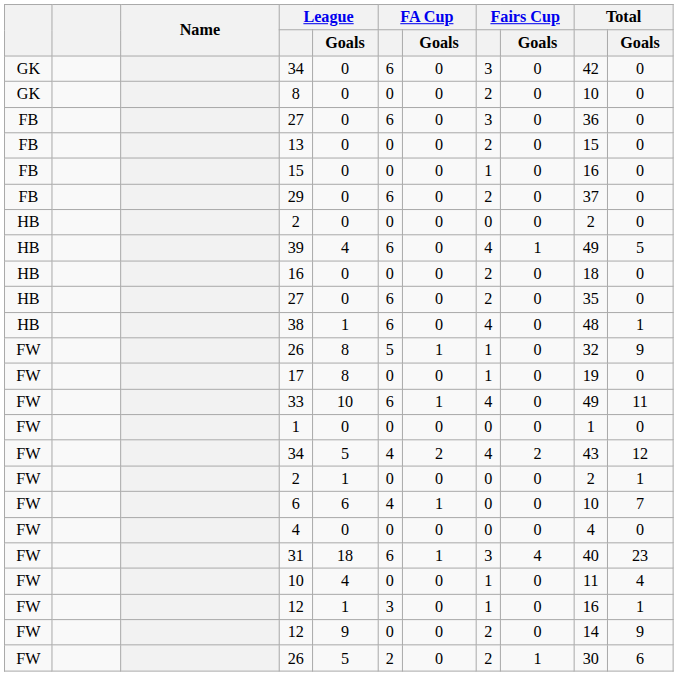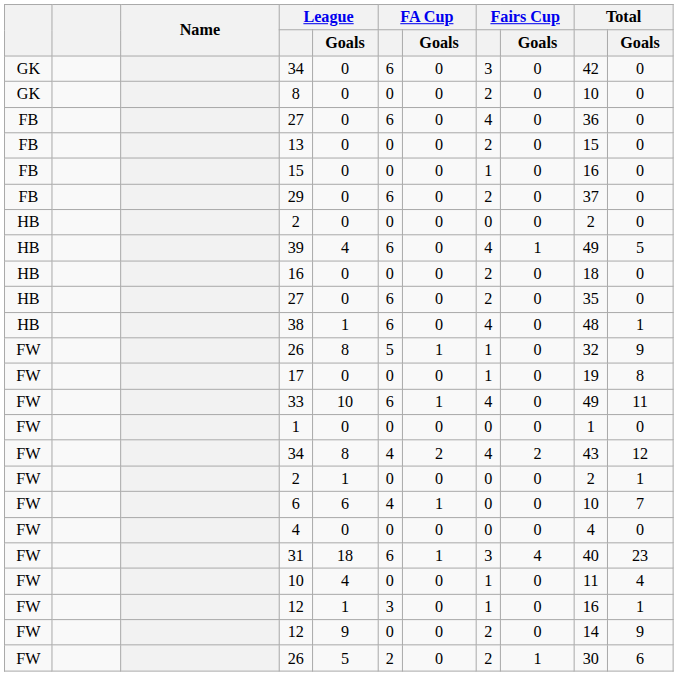(488, 119) 3 -> (488, 119) 4
(345, 376) 8 -> (345, 376) 0
(640, 376) 0 -> (640, 376) 8
(345, 453) 5 -> (345, 453) 8
